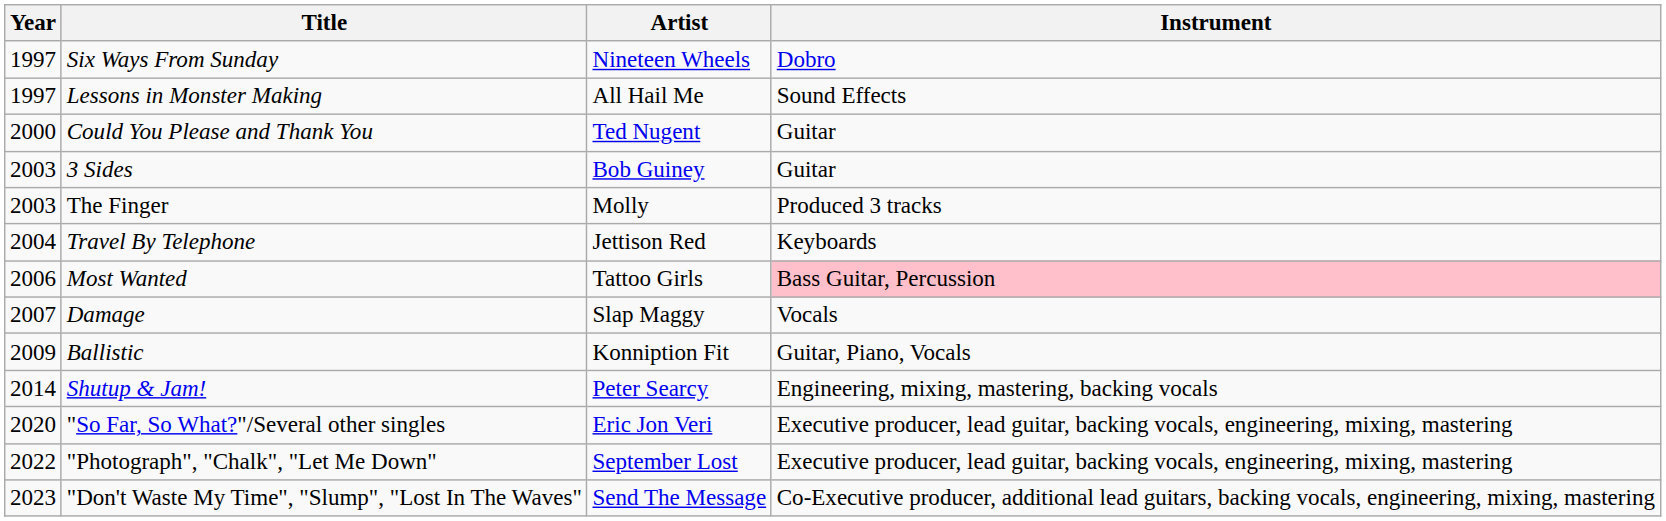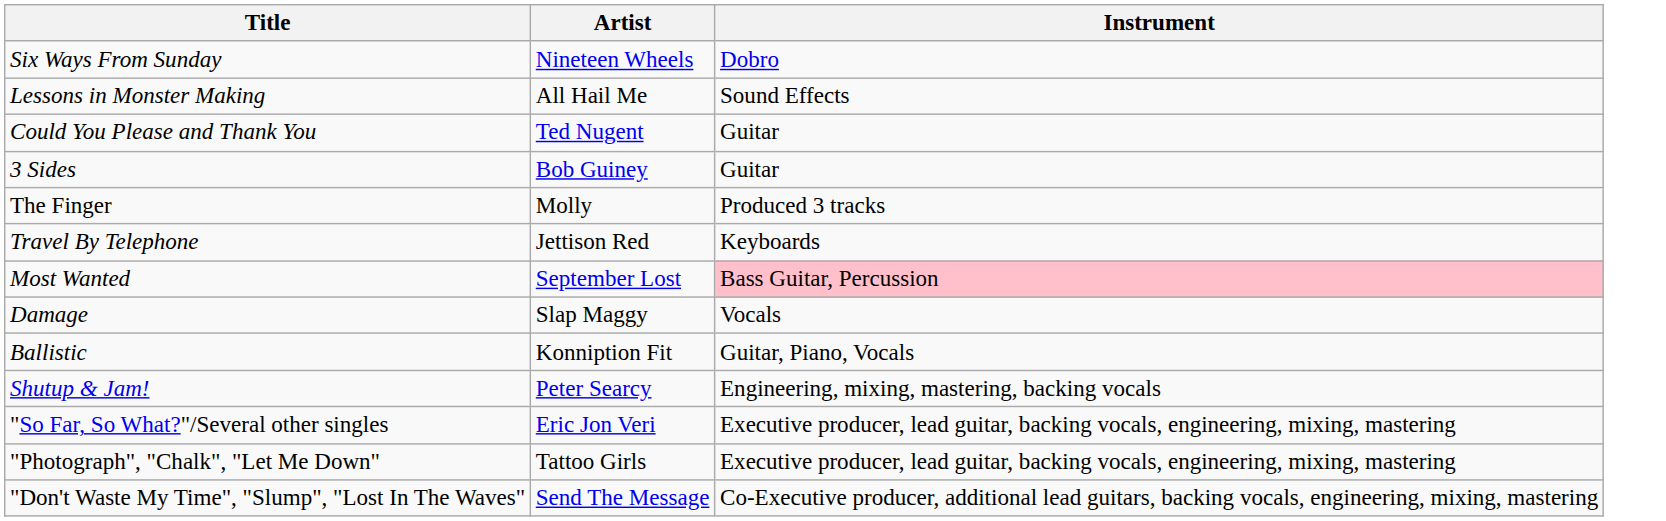- column: (33, 22)
(648, 278) Tattoo Girls -> (608, 278) September Lost
(665, 461) September Lost -> (591, 461) Tattoo Girls
